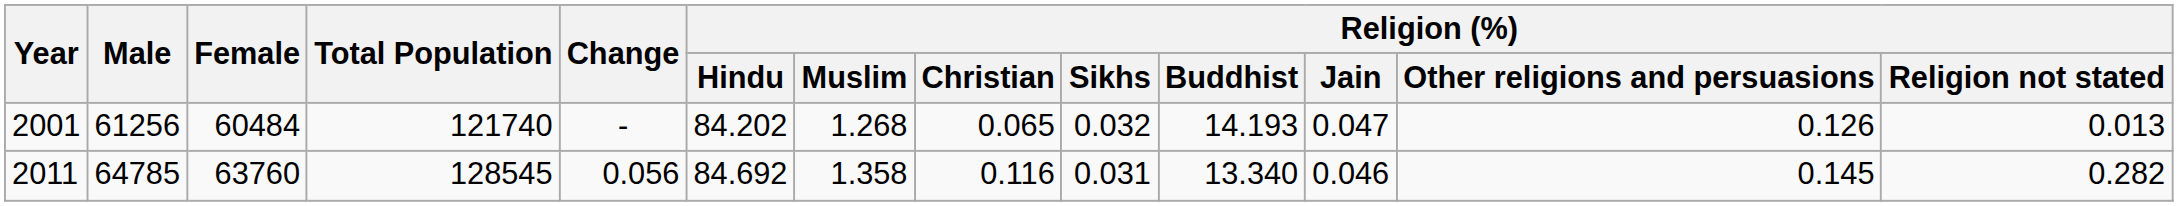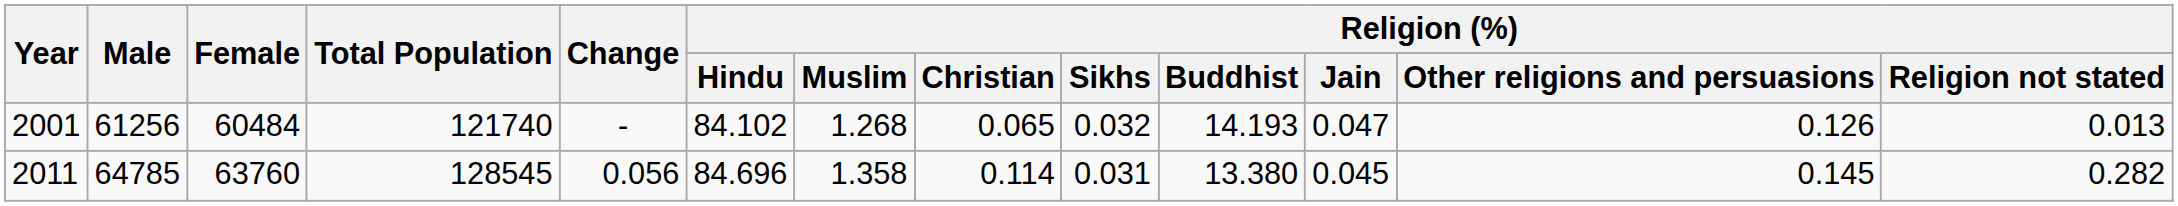(740, 126) 84.202 -> (740, 126) 84.102
(740, 175) 84.692 -> (740, 175) 84.696
(1017, 175) 0.116 -> (1017, 175) 0.114
(1251, 175) 13.340 -> (1251, 175) 13.380
(1351, 175) 0.046 -> (1351, 175) 0.045
